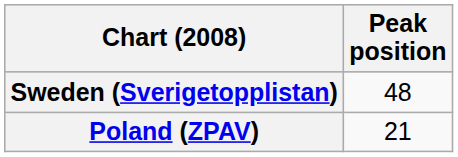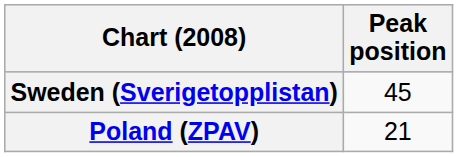(398, 91) 48 -> (398, 91) 45
